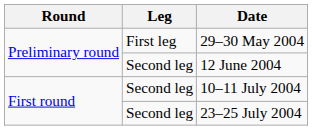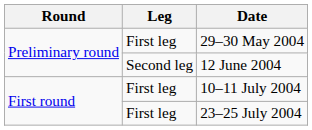(160, 88) Second leg -> (151, 88) First leg
(160, 112) Second leg -> (151, 112) First leg
